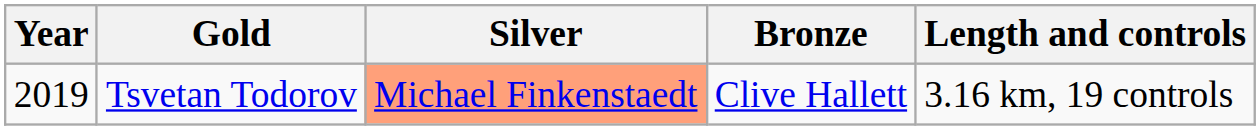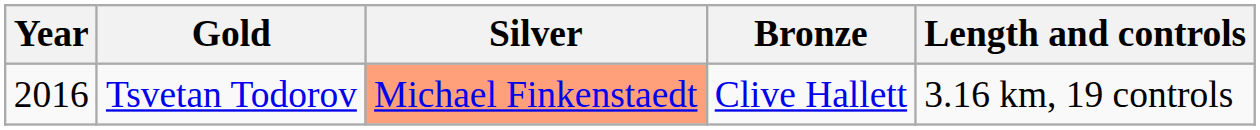(51, 93) 2019 -> (51, 93) 2016
